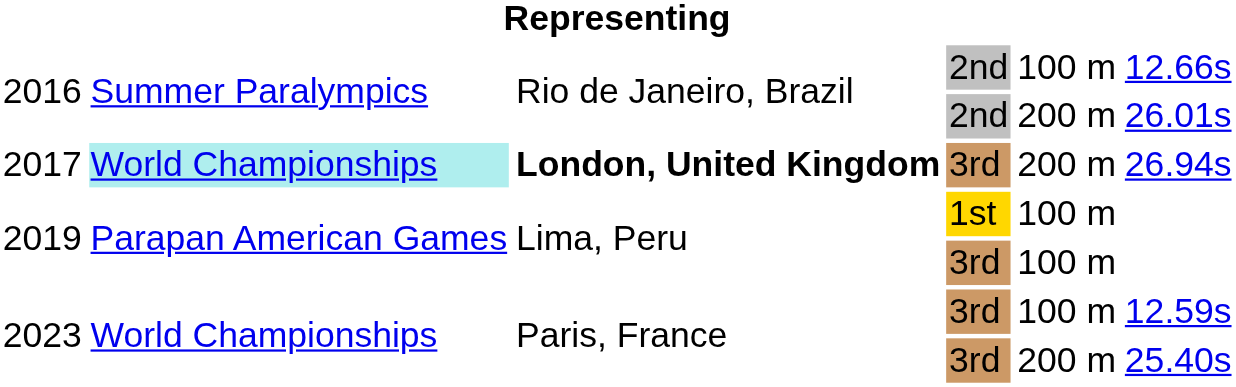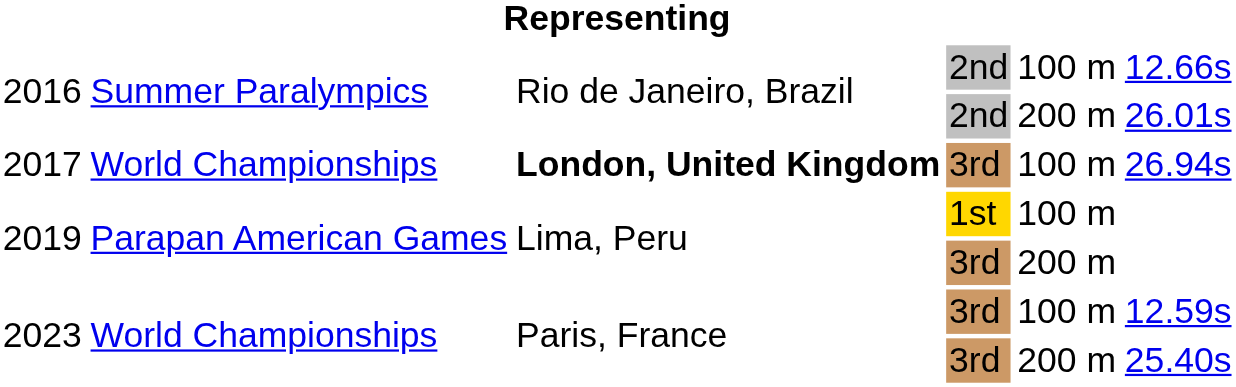(264, 164) paleturquoise background -> (264, 164) no background
(1067, 164) 200 m -> (1067, 164) 100 m
(1067, 262) 100 m -> (1067, 262) 200 m
